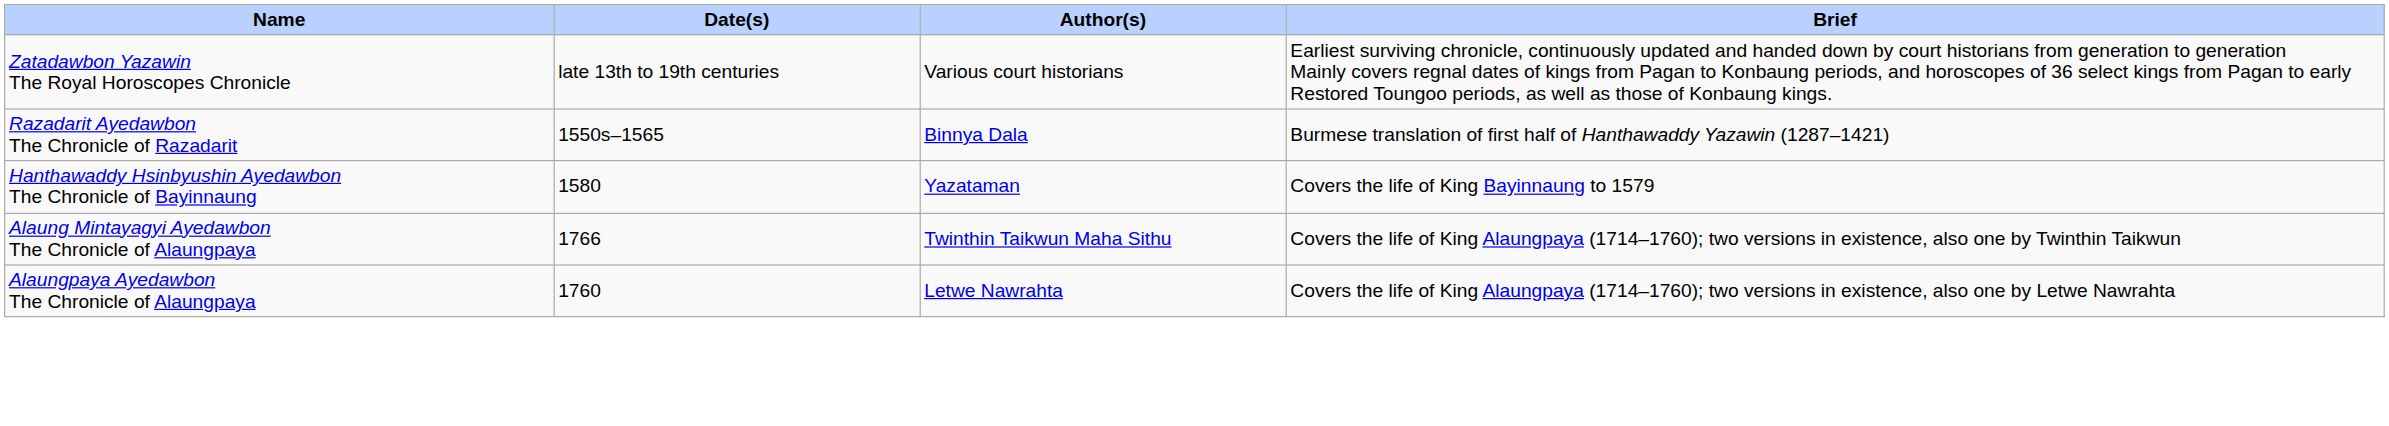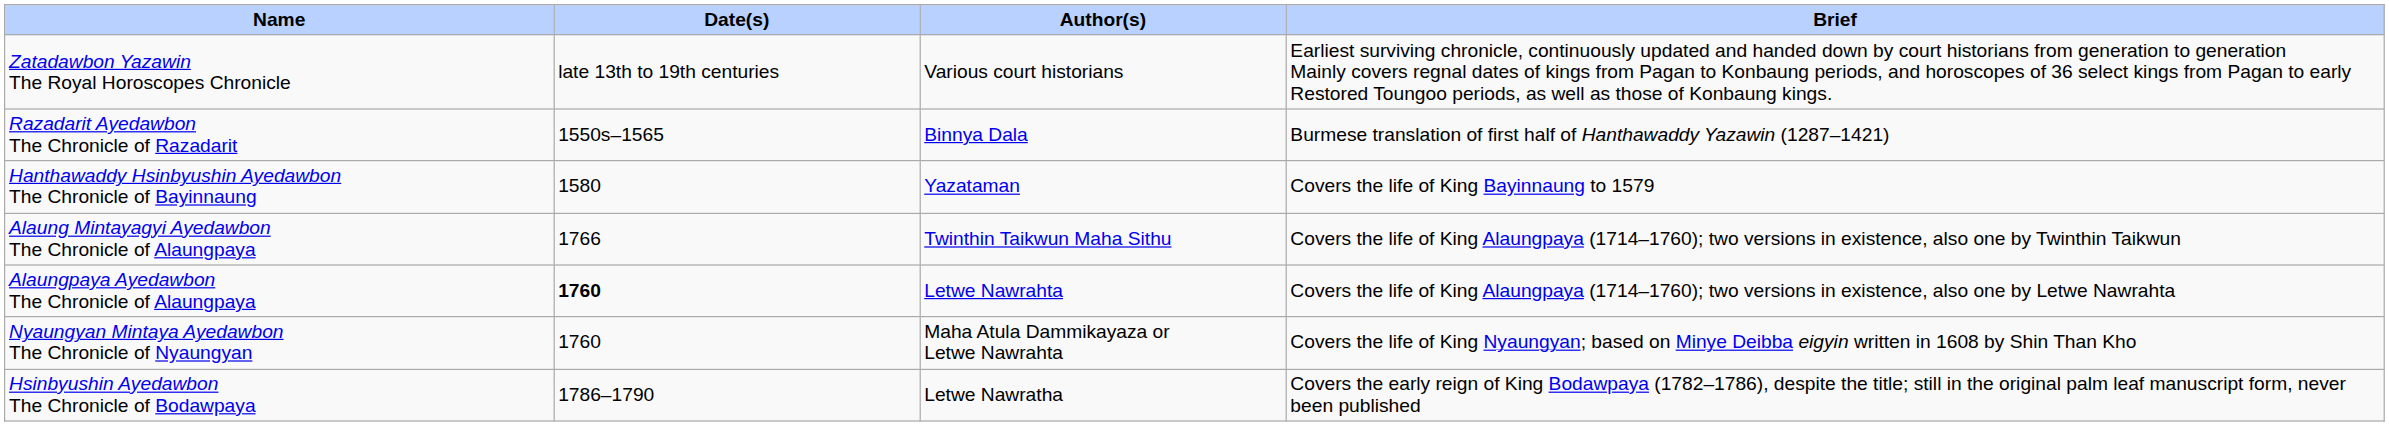(580, 290) normal -> (580, 290) bold
+ row: (146, 342)
+ row: (132, 394)
